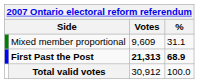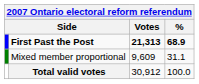rows swapped: (52, 57) <-> (68, 42)
